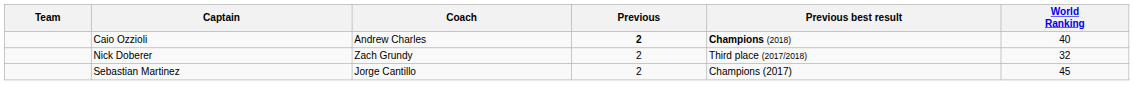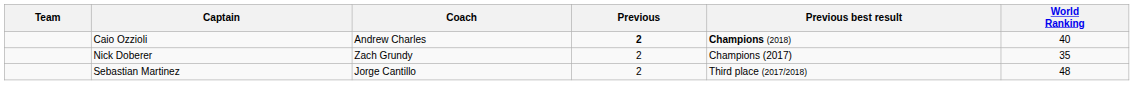(758, 55) Third place (2017/2018) -> (750, 55) Champions (2017)
(1065, 55) 32 -> (1065, 55) 35
(750, 71) Champions (2017) -> (758, 71) Third place (2017/2018)
(1065, 71) 45 -> (1065, 71) 48
